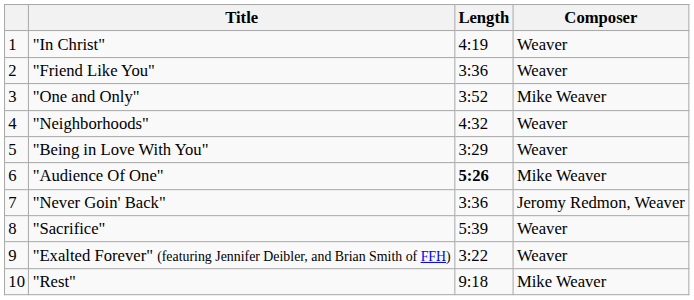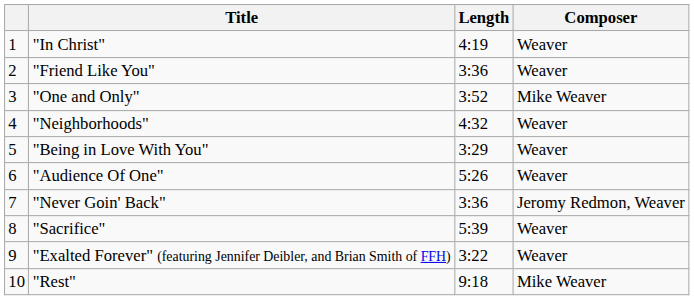(474, 176) bold -> (473, 176) normal
(562, 176) Mike Weaver -> (542, 176) Weaver
